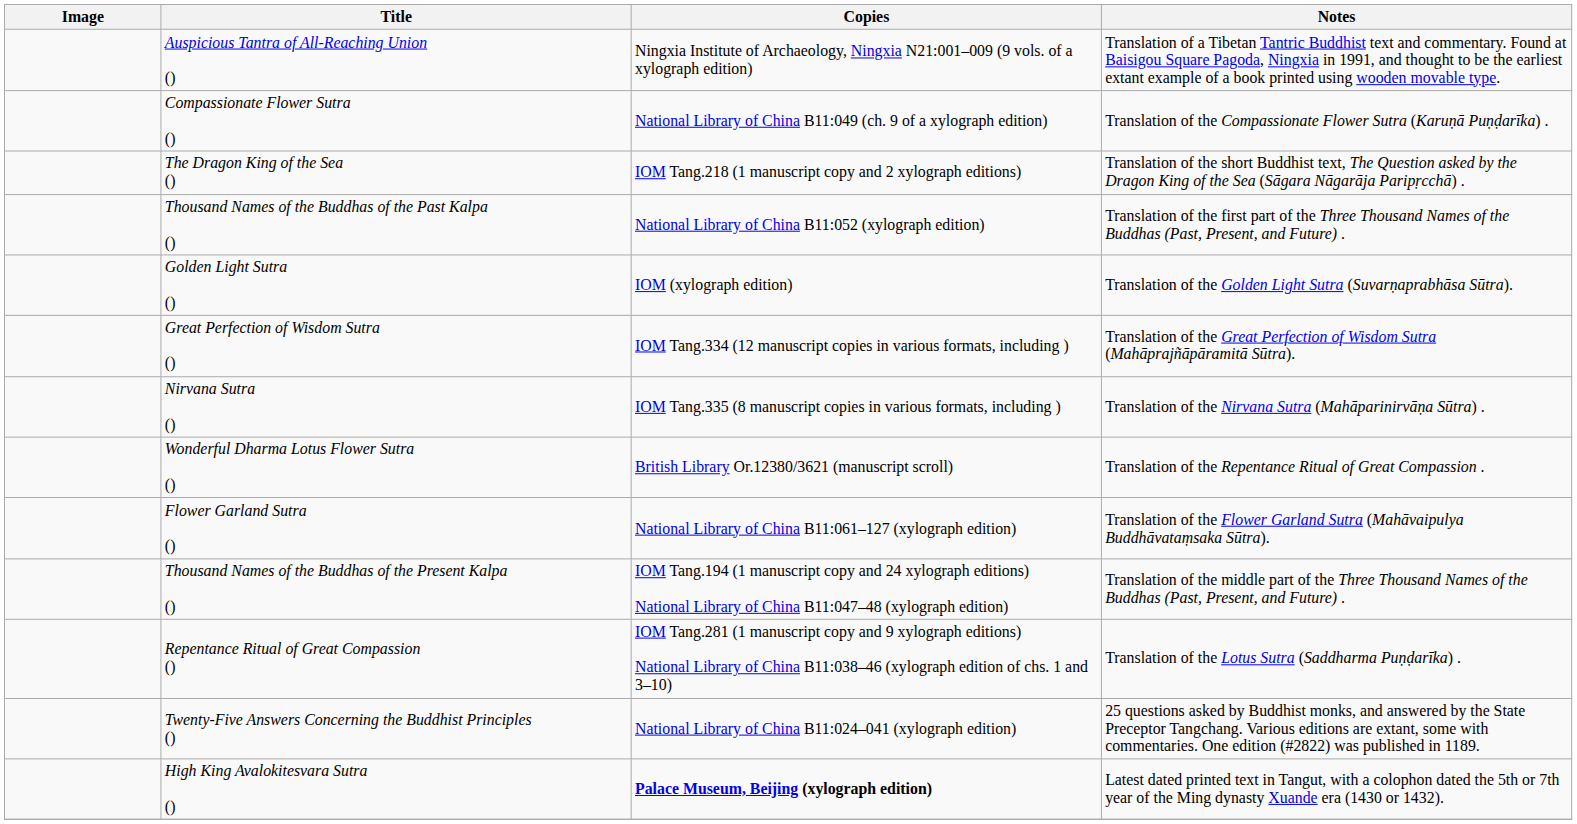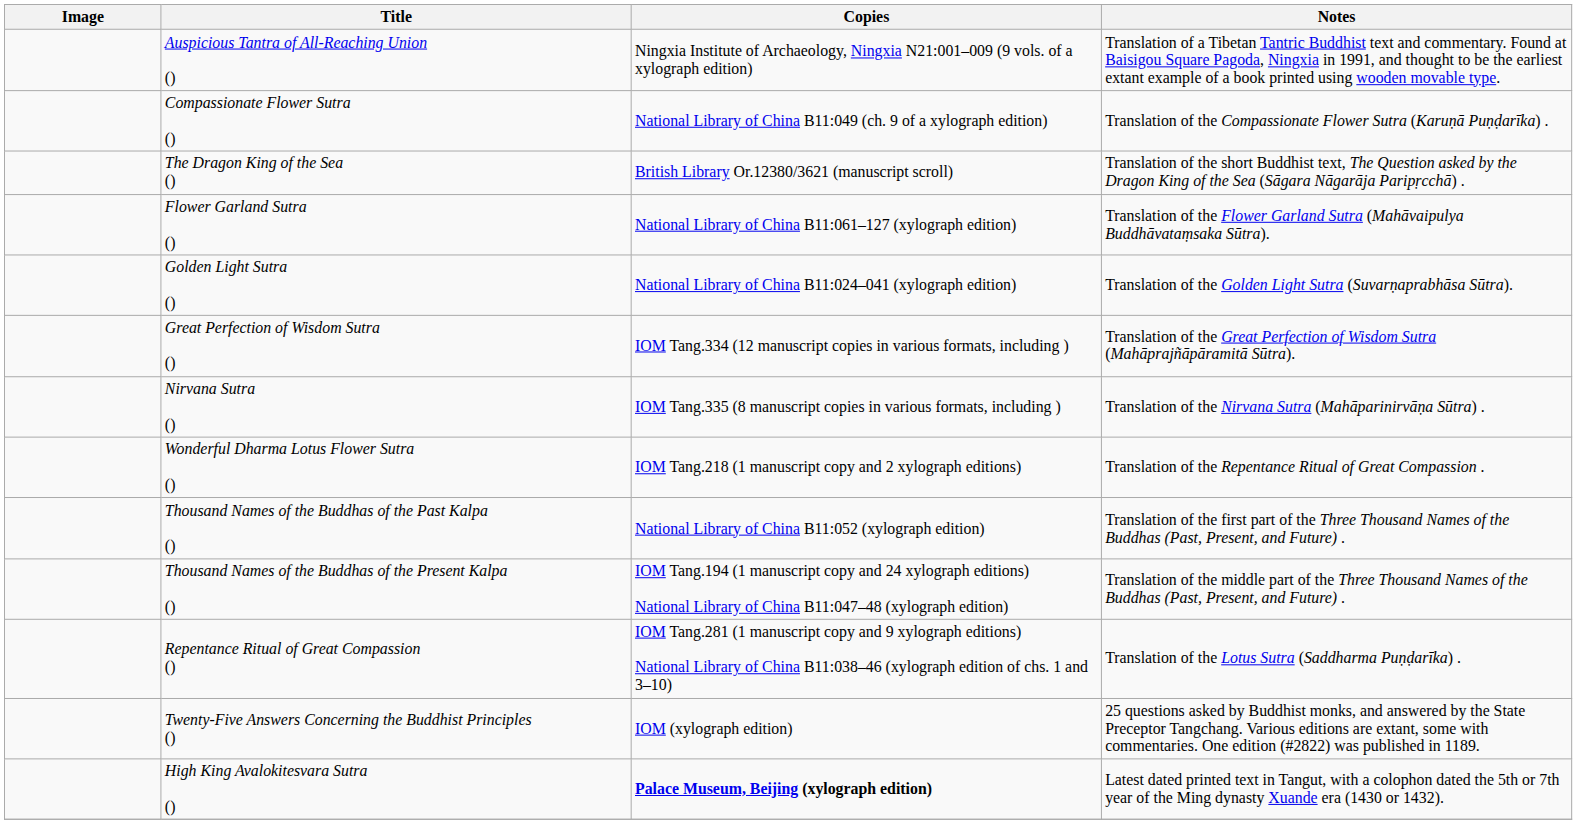(828, 172) IOM Tang.218 (1 manuscript copy and 2 xylograph editions) -> (794, 172) British Library Or.12380/3621 (manuscript scroll)
rows swapped: (236, 528) <-> (326, 224)
(714, 285) IOM (xylograph edition) -> (826, 285) National Library of China B11:024–041 (xylograph edition)
(794, 467) British Library Or.12380/3621 (manuscript scroll) -> (828, 467) IOM Tang.218 (1 manuscript copy and 2 xylograph editions)
(826, 728) National Library of China B11:024–041 (xylograph edition) -> (714, 728) IOM (xylograph edition)
